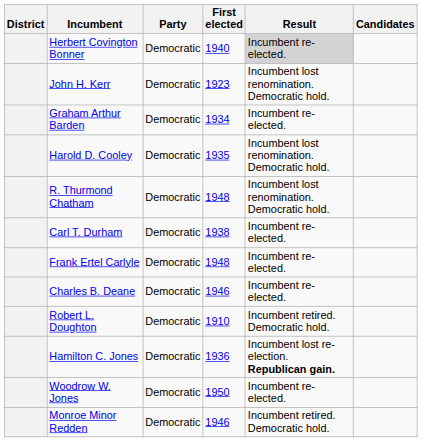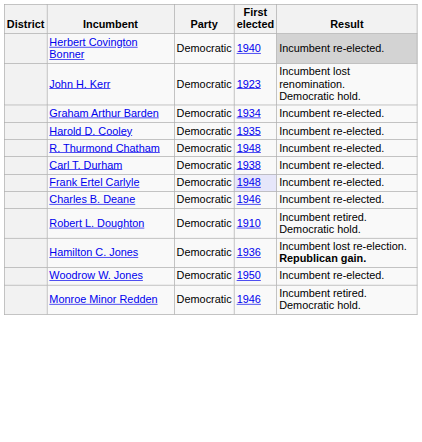- column: (385, 25)
(289, 155) Incumbent lost renomination. Democratic hold. -> (332, 131) Incumbent re-elected.
(289, 197) Incumbent lost renomination. Democratic hold. -> (332, 148) Incumbent re-elected.
(217, 262) no background -> (249, 182) lavender background
